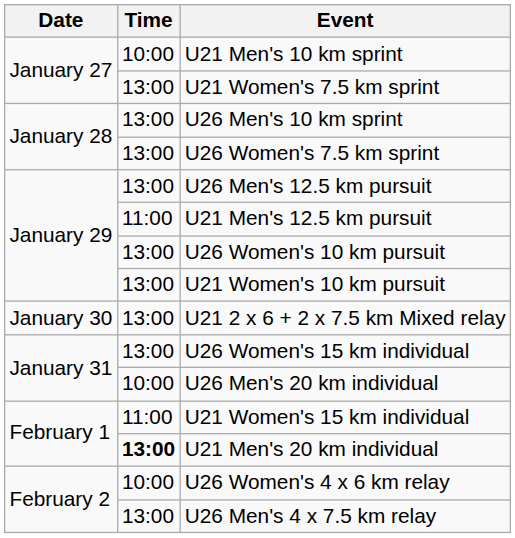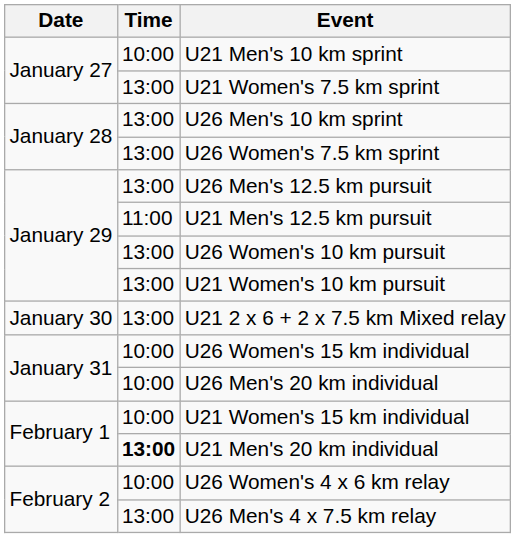(148, 350) 13:00 -> (148, 350) 10:00
(147, 416) 11:00 -> (148, 416) 10:00
